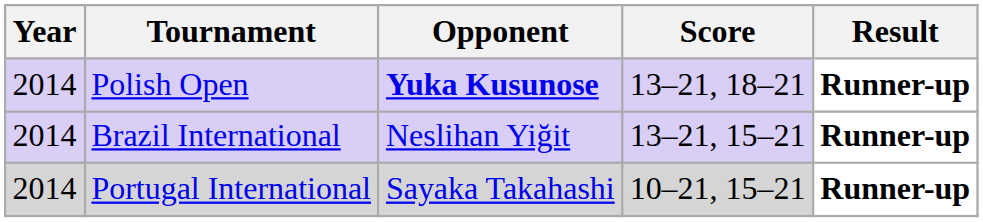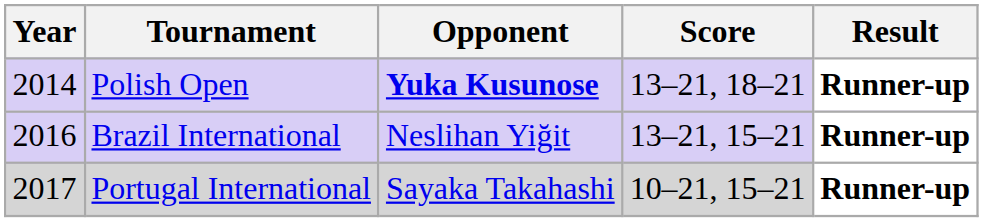(45, 136) 2014 -> (45, 136) 2016
(45, 189) 2014 -> (45, 189) 2017
